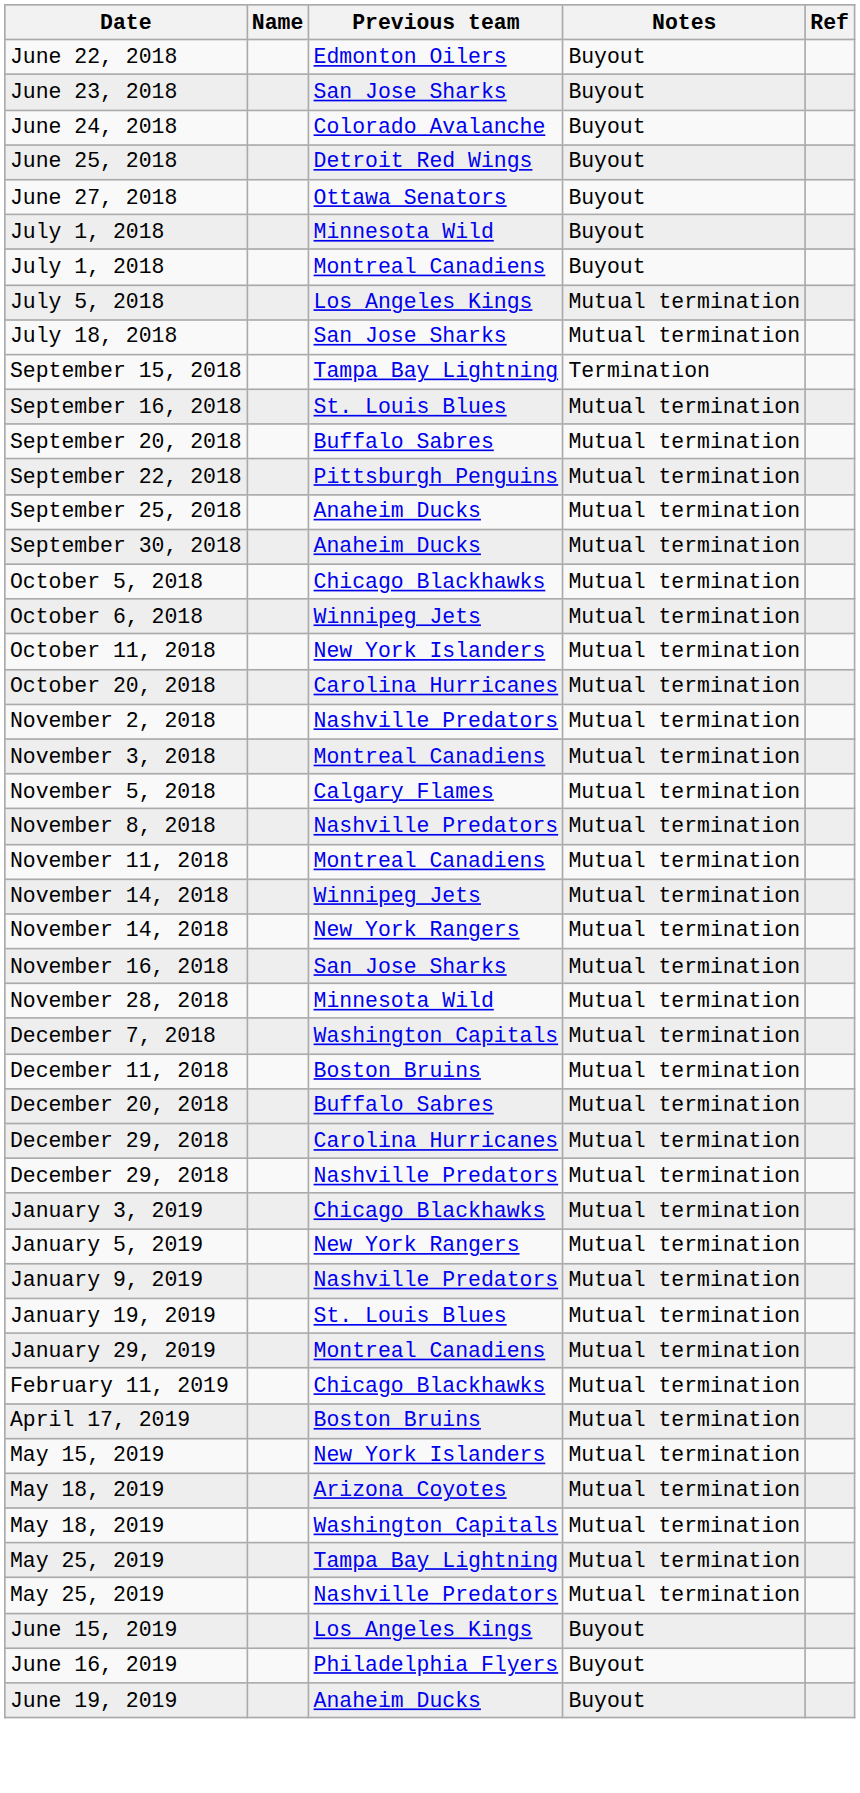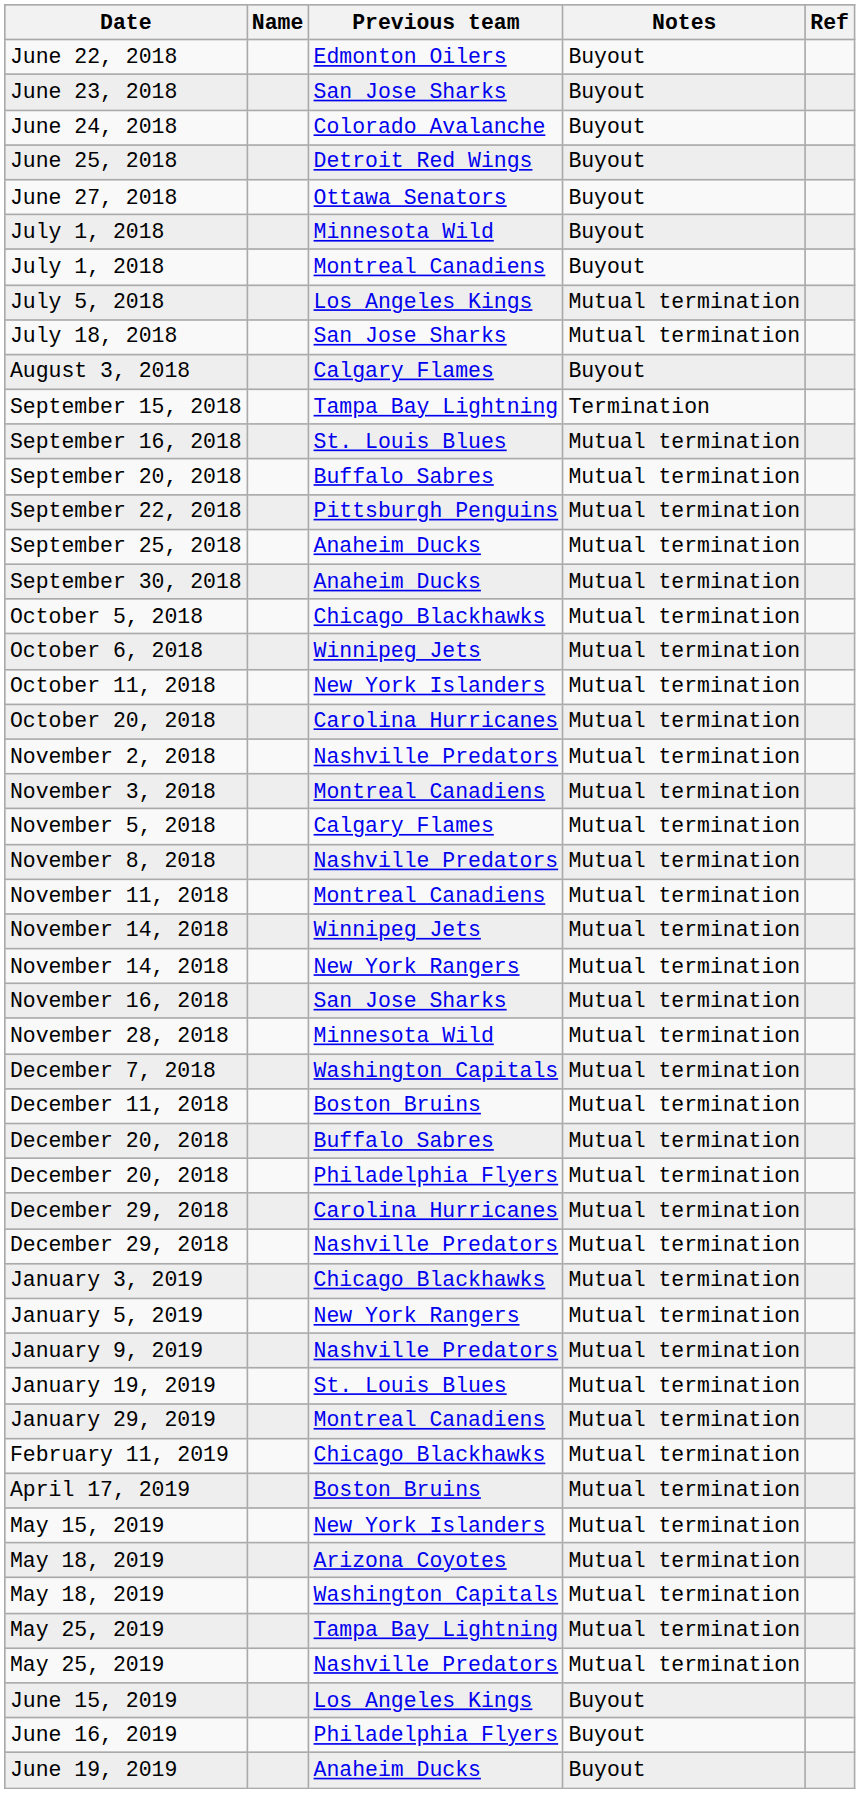+ row: (100, 372)
+ row: (119, 1176)
